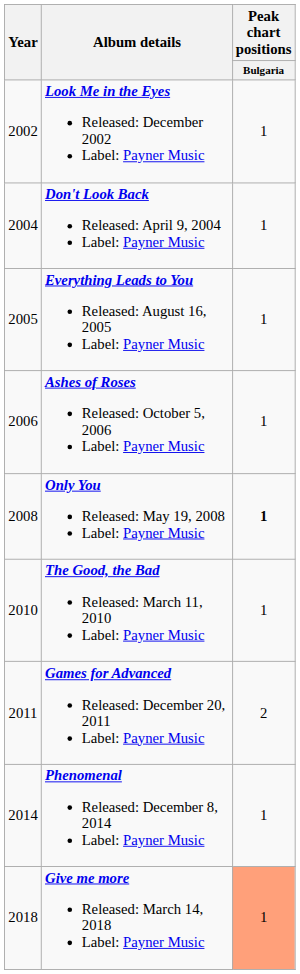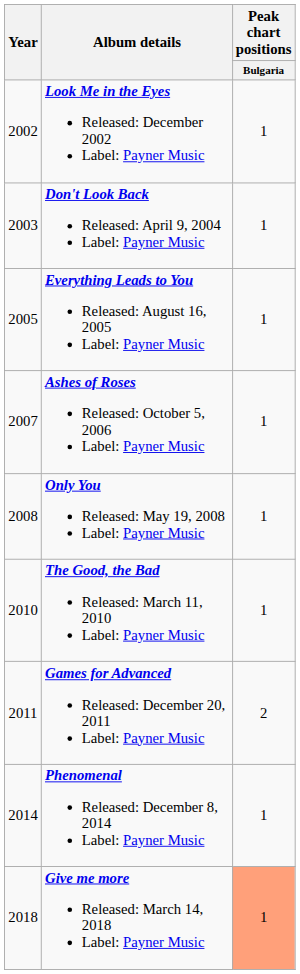(23, 225) 2004 -> (23, 225) 2003
(23, 422) 2006 -> (23, 422) 2007
(264, 516) bold -> (264, 516) normal
